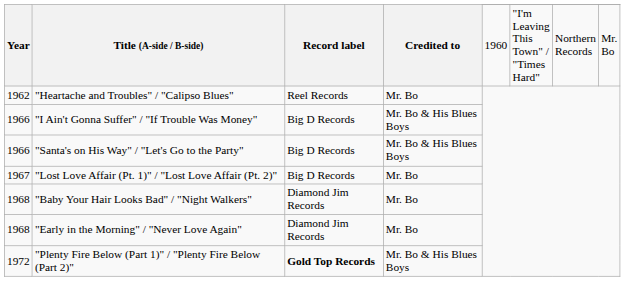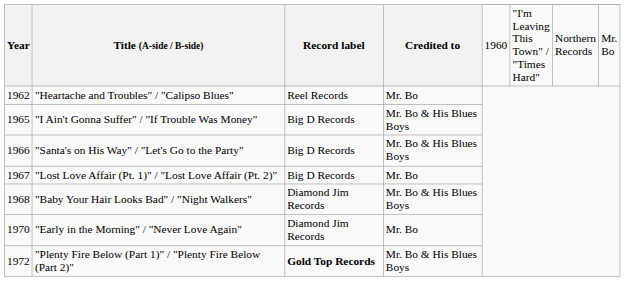(18, 119) 1966 -> (18, 119) 1965
(402, 199) Mr. Bo -> (431, 199) Mr. Bo & His Blues Boys
(18, 230) 1968 -> (18, 230) 1970
